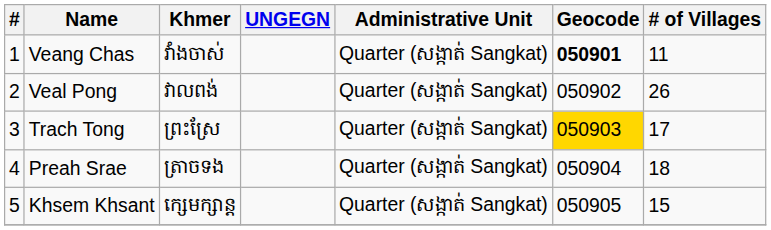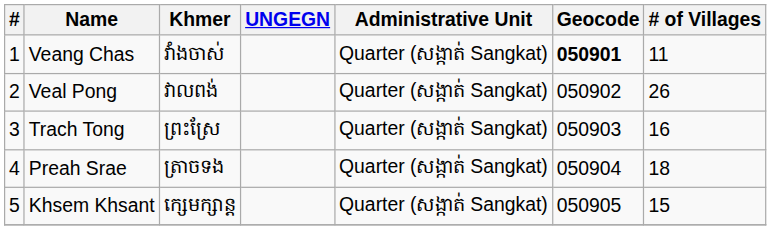(589, 130) gold background -> (589, 130) no background
(659, 130) 17 -> (659, 130) 16
